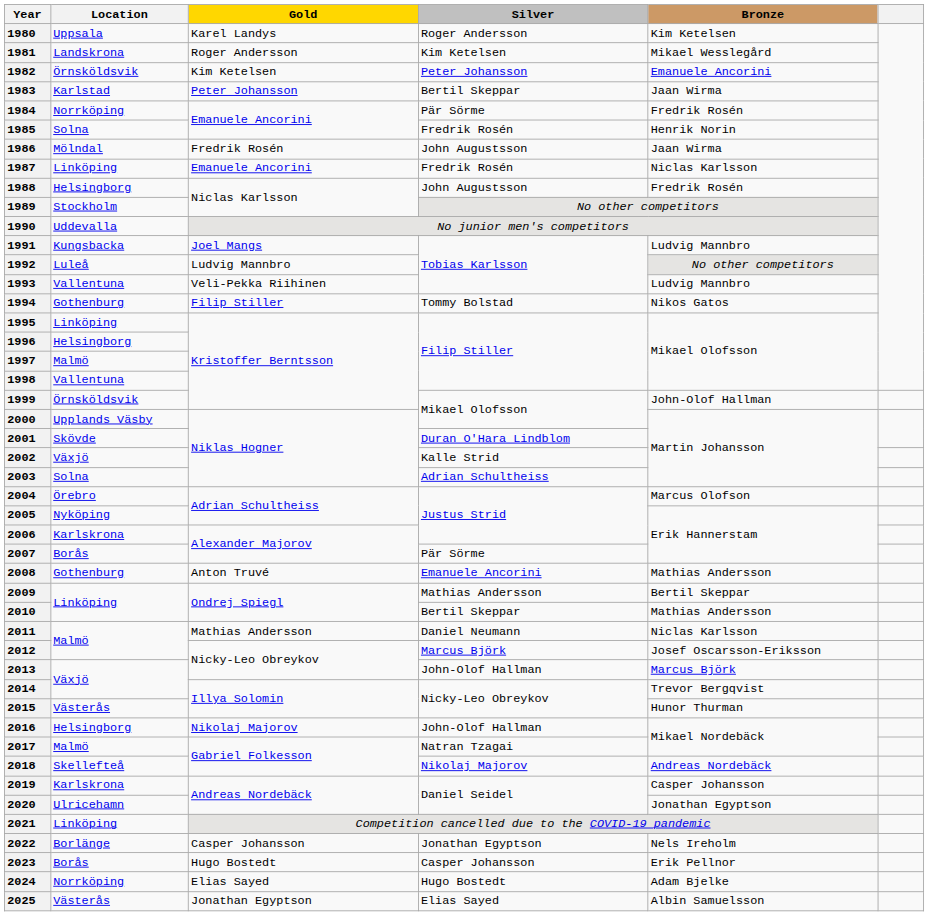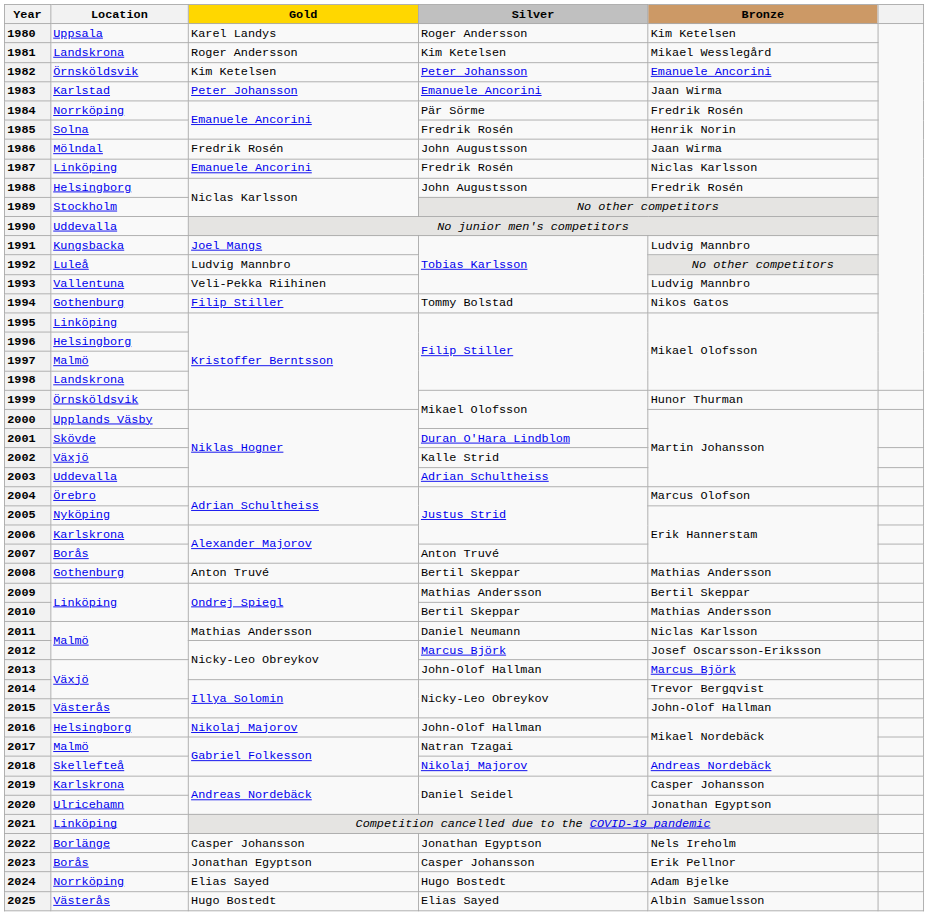(471, 91) Bertil Skeppar -> (481, 91) Emanuele Ancorini
(89, 380) Vallentuna -> (89, 380) Landskrona
(711, 400) John-Olof Hallman -> (697, 400) Hunor Thurman
(71, 477) Solna -> (85, 477) Uddevalla
(453, 554) Pär Sörme -> (460, 554) Anton Truvé
(481, 573) Emanuele Ancorini -> (471, 573) Bertil Skeppar
(697, 708) Hunor Thurman -> (711, 708) John-Olof Hallman
(234, 862) Hugo Bostedt -> (251, 862) Jonathan Egyptson
(251, 901) Jonathan Egyptson -> (234, 901) Hugo Bostedt
